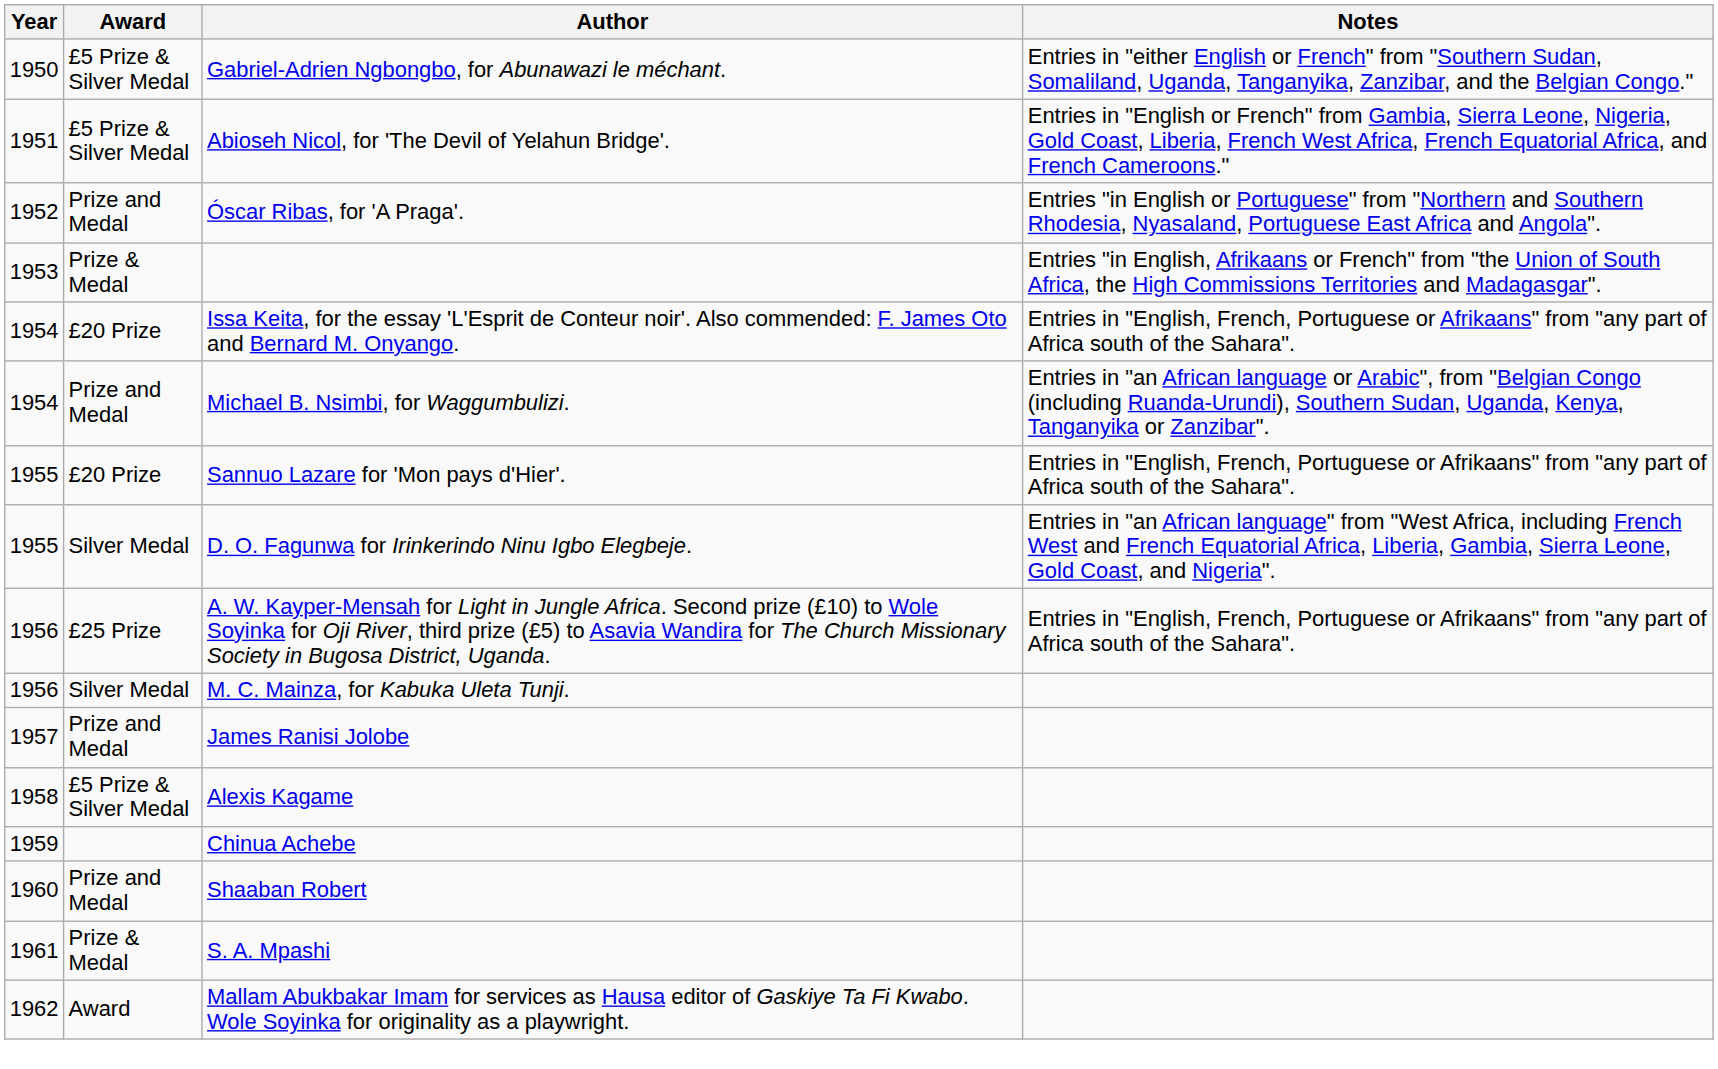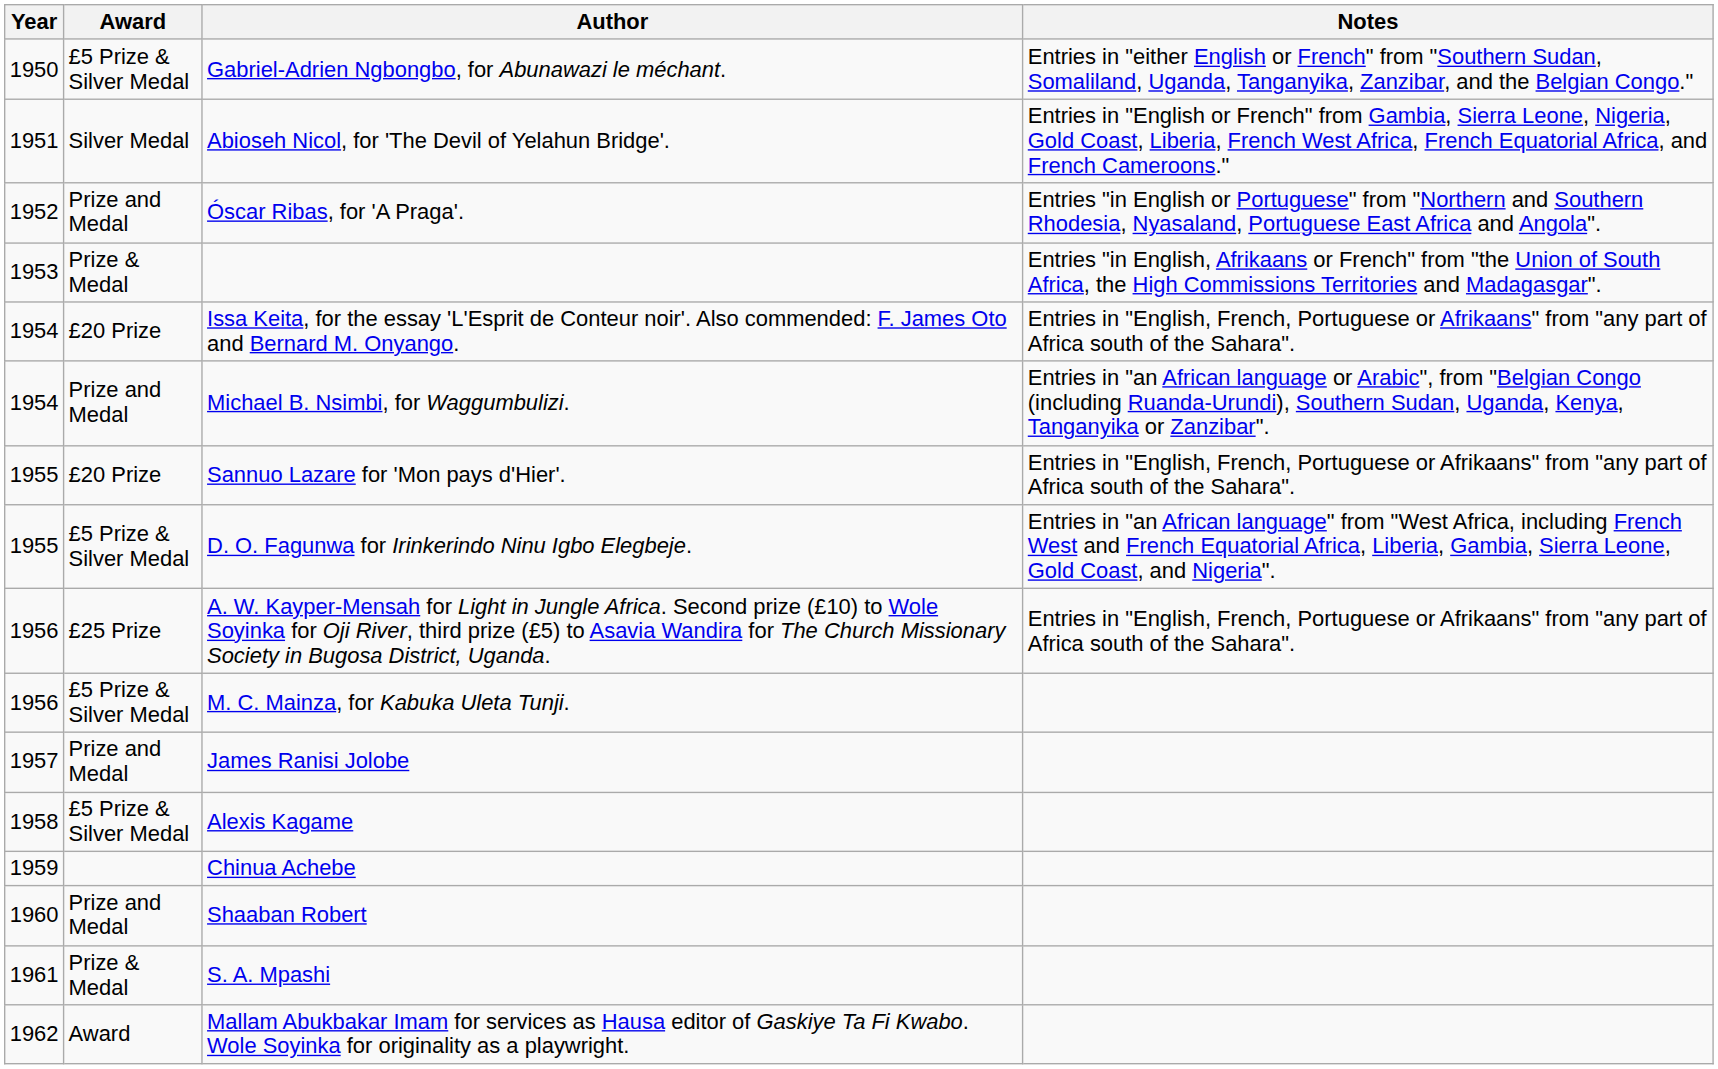(129, 140) £5 Prize & Silver Medal -> (129, 140) Silver Medal
(129, 546) Silver Medal -> (129, 546) £5 Prize & Silver Medal
(129, 690) Silver Medal -> (129, 702) £5 Prize & Silver Medal
